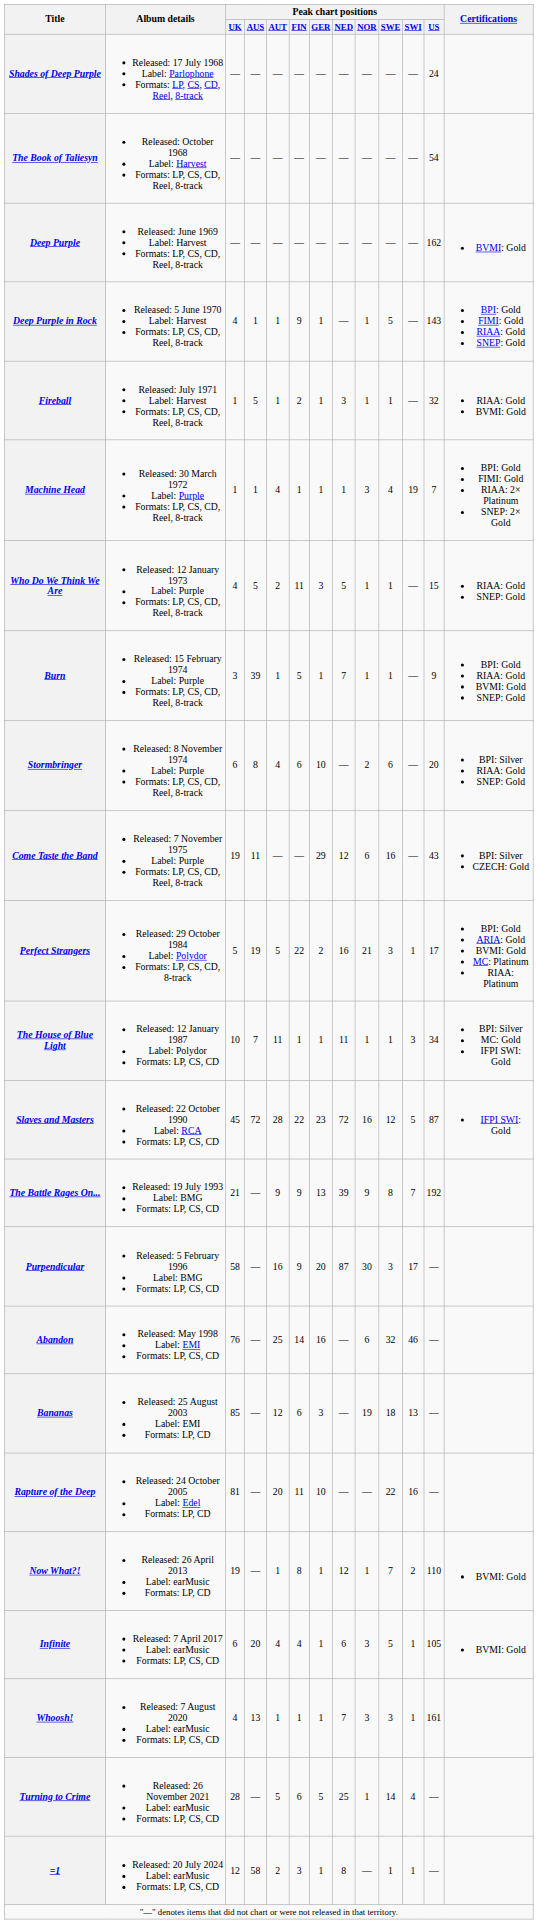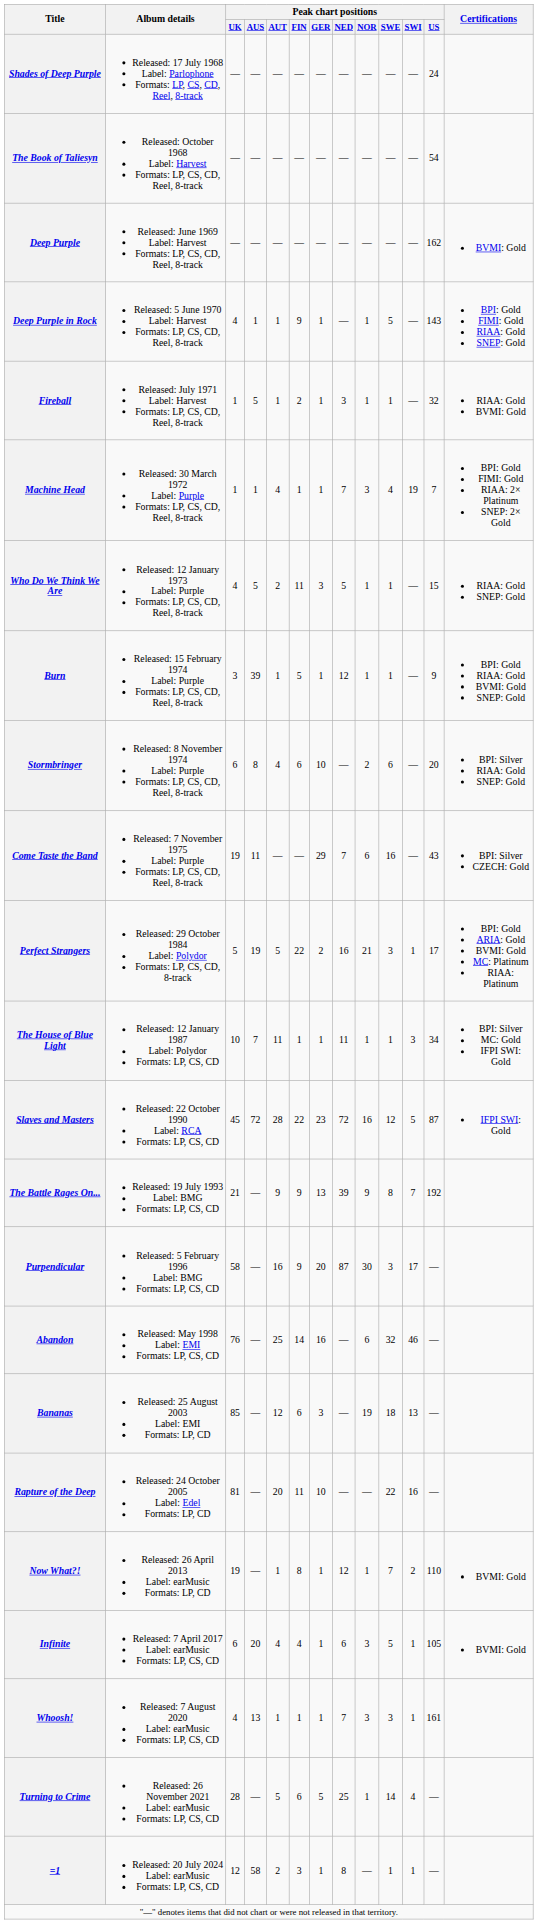(344, 490) 1 -> (344, 490) 7
(344, 675) 7 -> (344, 675) 12
(344, 855) 12 -> (344, 855) 7
